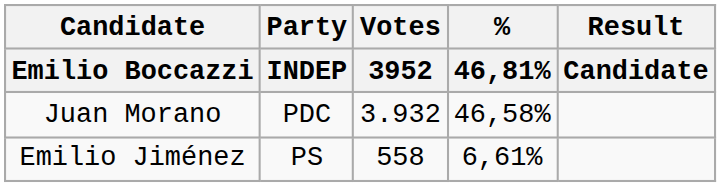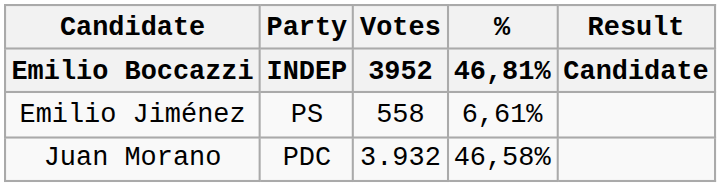rows swapped: (133, 159) <-> (133, 115)
